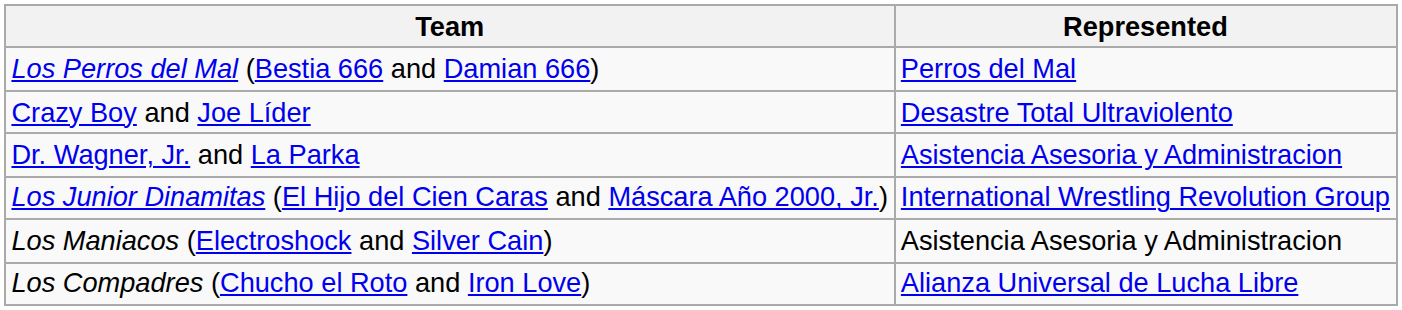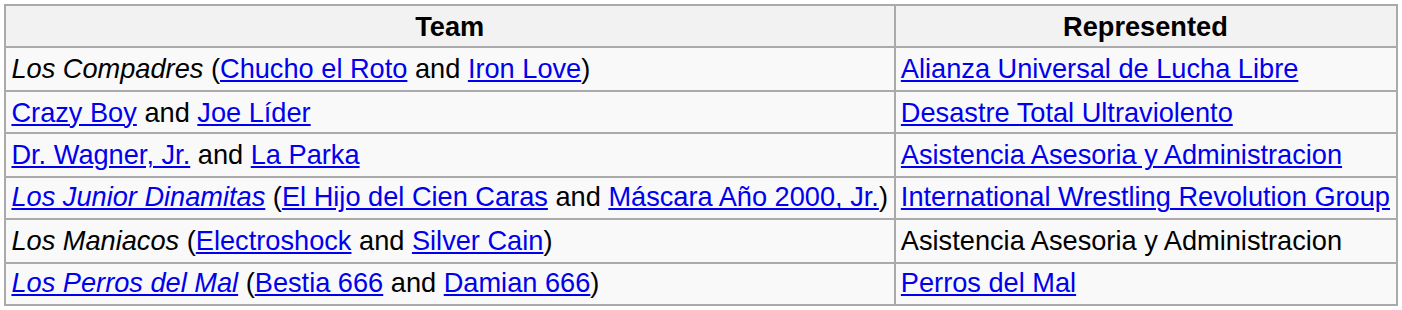rows swapped: (301, 283) <-> (305, 69)
